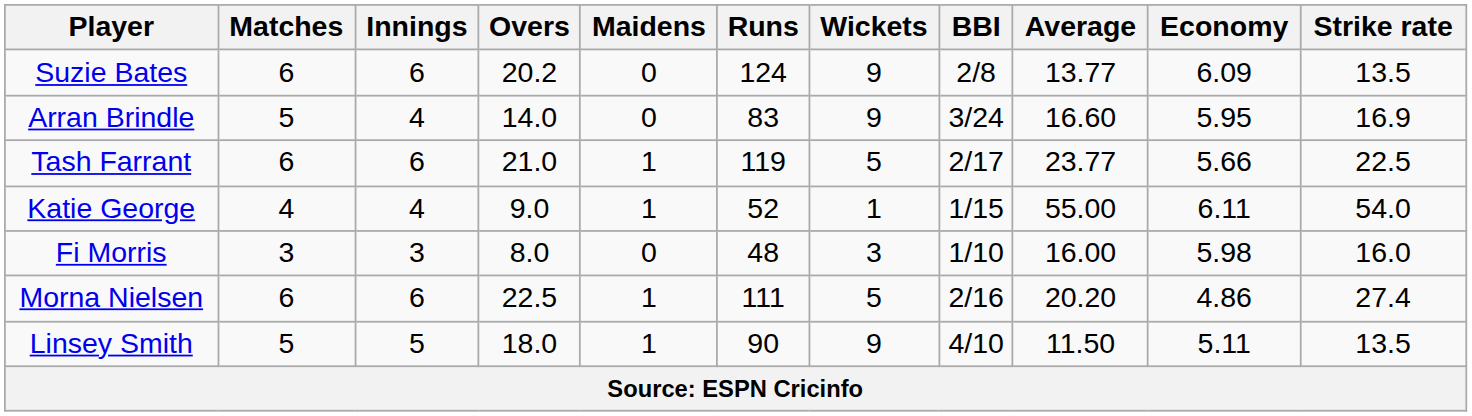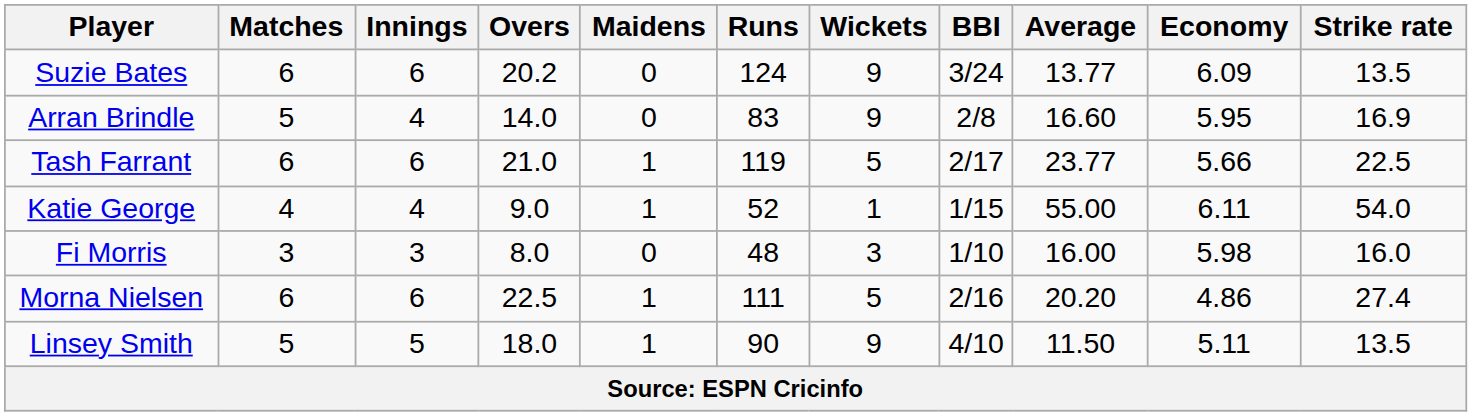(976, 72) 2/8 -> (976, 72) 3/24
(976, 117) 3/24 -> (976, 117) 2/8
